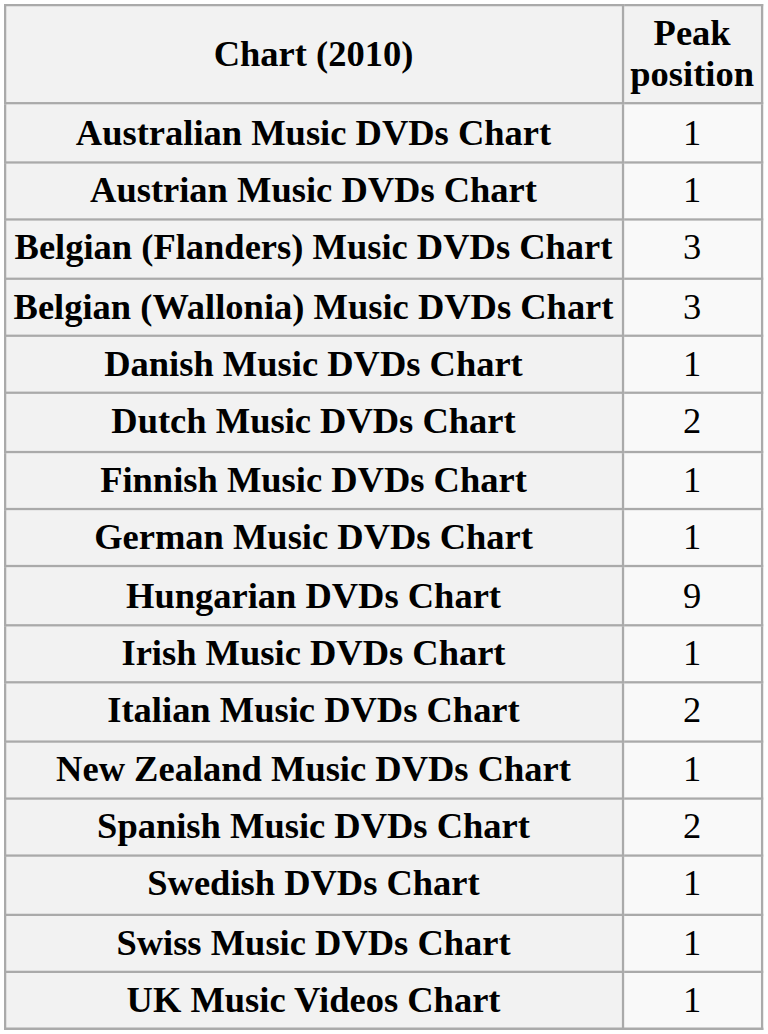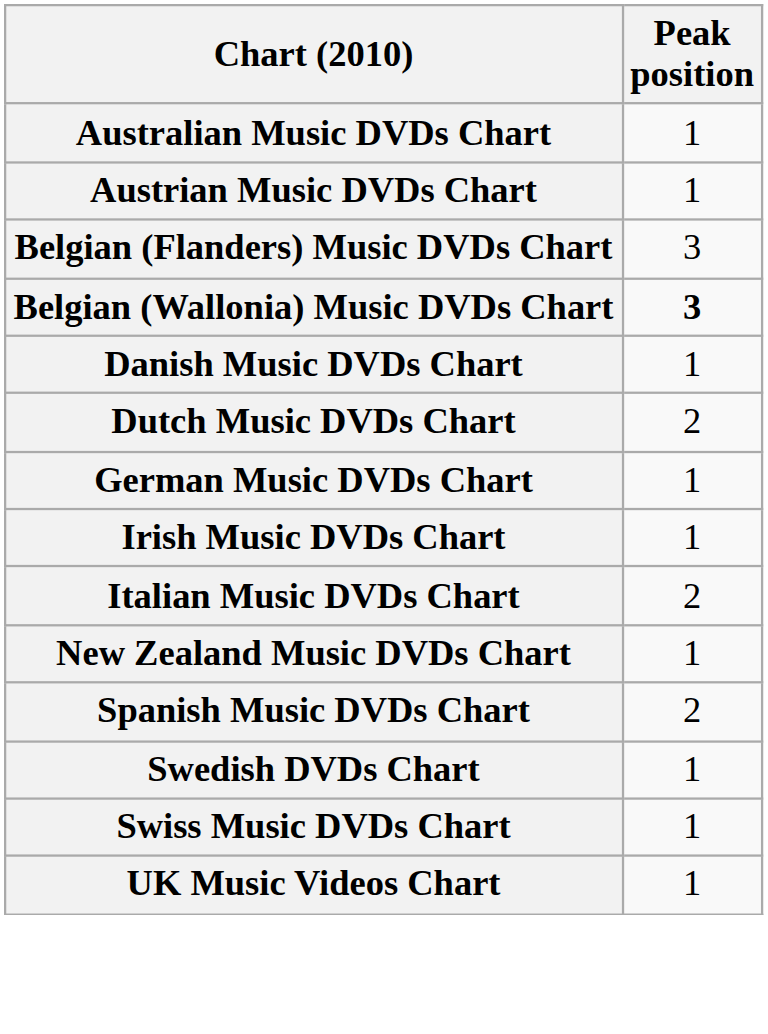(692, 305) normal -> (692, 305) bold
- row: (313, 479)
- row: (314, 595)
